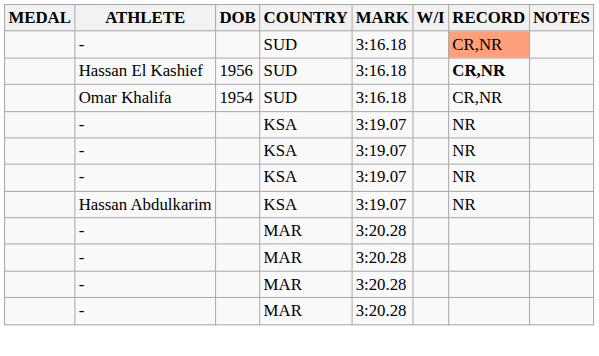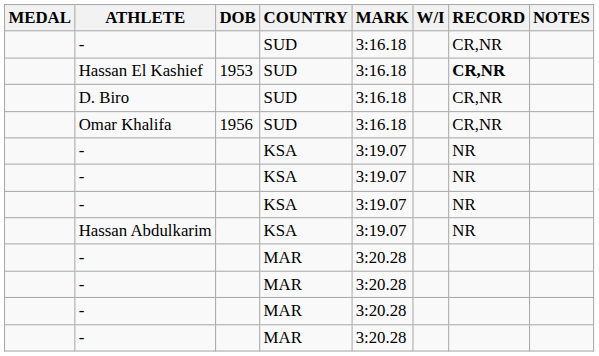(477, 44) lightsalmon background -> (477, 44) no background
(236, 71) 1956 -> (236, 71) 1953
+ row: (104, 97)
(236, 97) 1954 -> (236, 124) 1956
